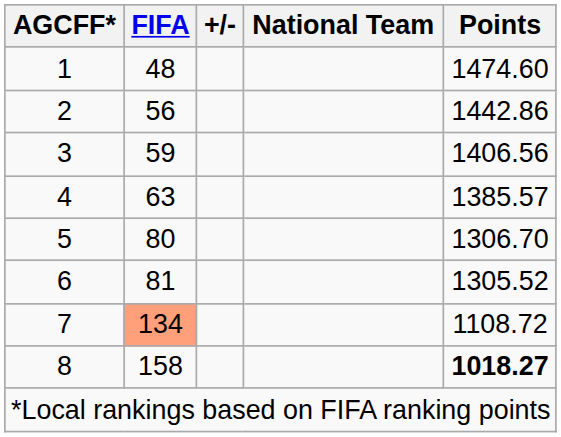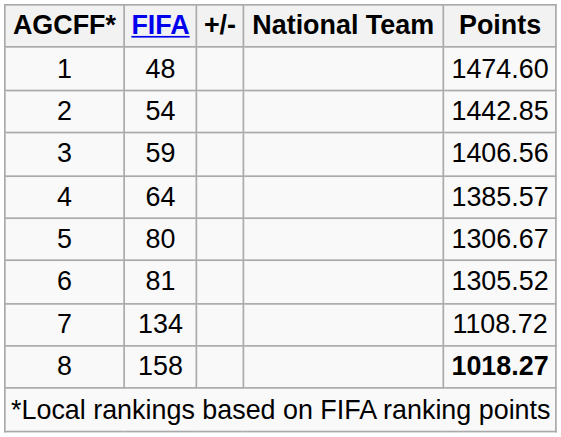(161, 111) 56 -> (161, 111) 54
(500, 111) 1442.86 -> (500, 111) 1442.85
(161, 196) 63 -> (161, 196) 64
(500, 238) 1306.70 -> (500, 238) 1306.67
(161, 324) lightsalmon background -> (161, 324) no background
